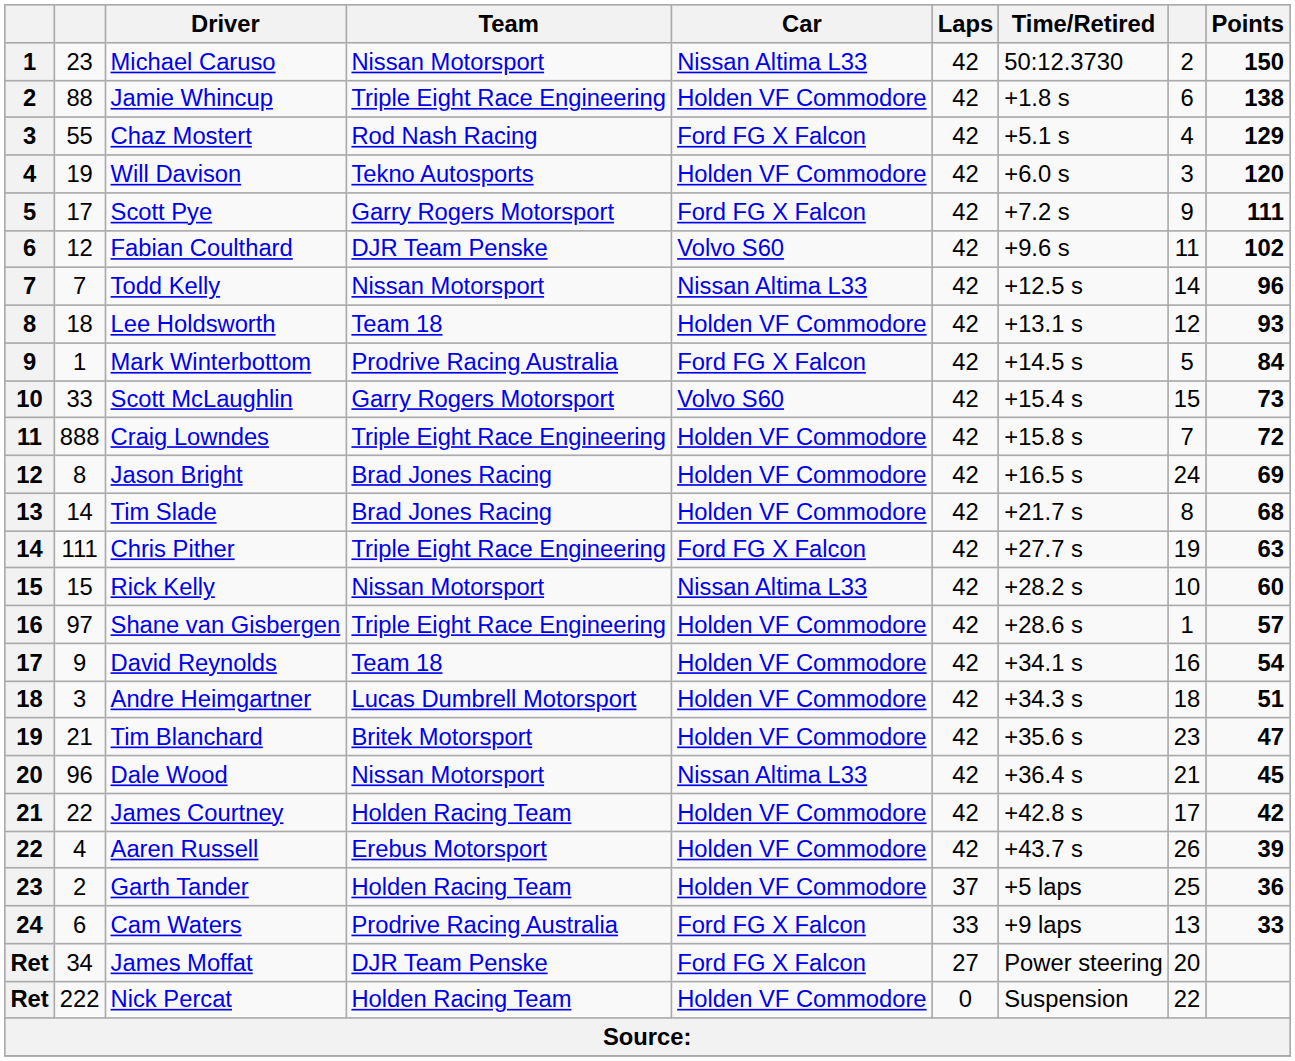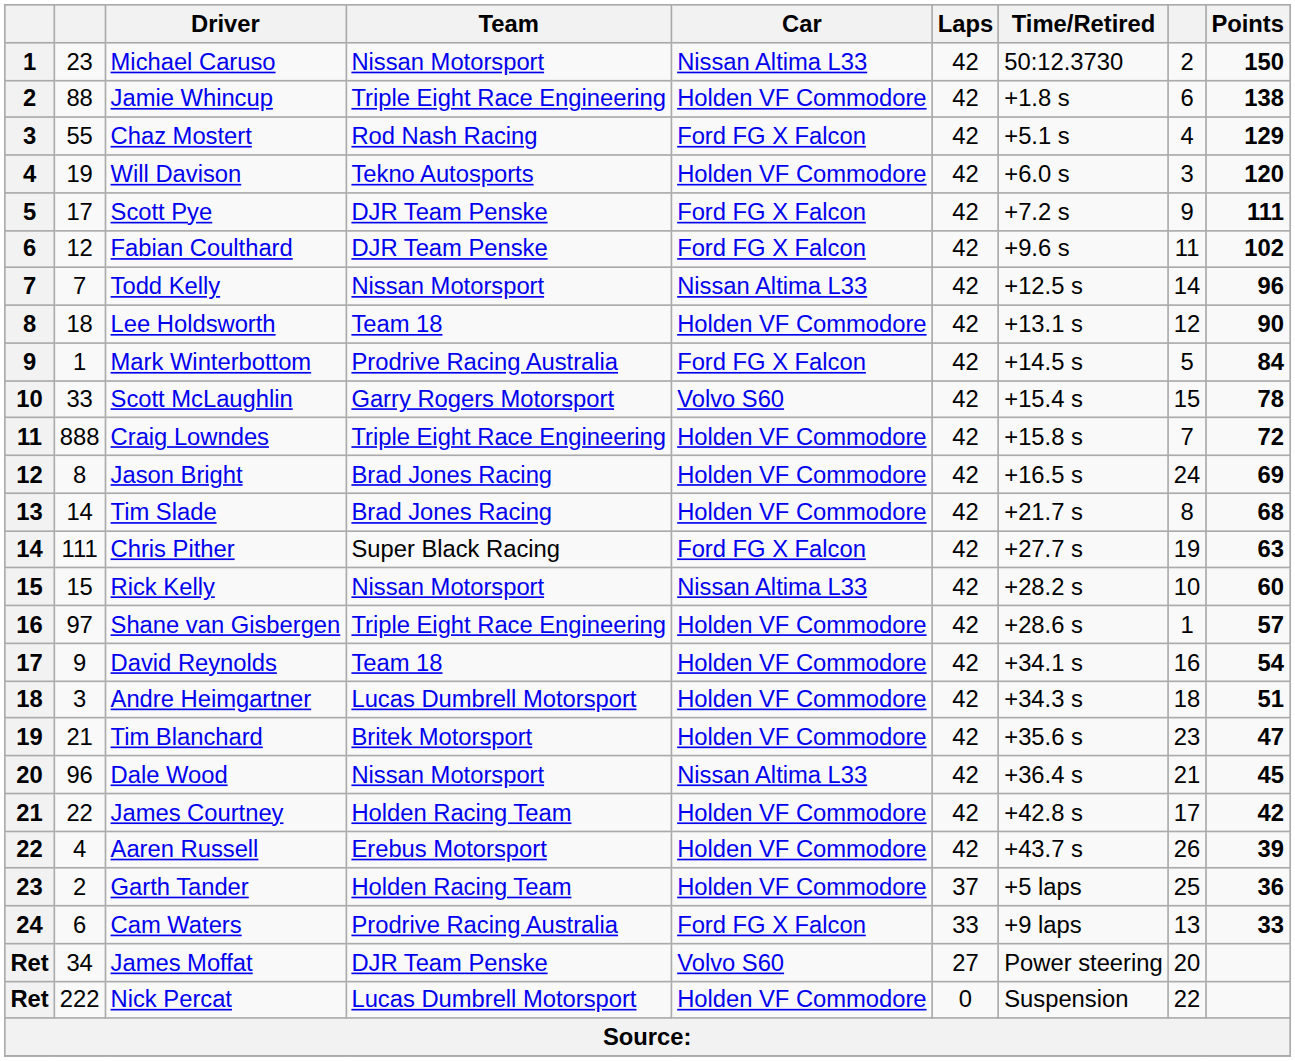(483, 212) Garry Rogers Motorsport -> (450, 212) DJR Team Penske
(731, 249) Volvo S60 -> (771, 249) Ford FG X Falcon
(1271, 324) 93 -> (1271, 324) 90
(1271, 399) 73 -> (1271, 399) 78
(509, 550) Triple Eight Race Engineering -> (456, 550) Super Black Racing
(771, 962) Ford FG X Falcon -> (731, 962) Volvo S60
(461, 1000) Holden Racing Team -> (494, 1000) Lucas Dumbrell Motorsport
